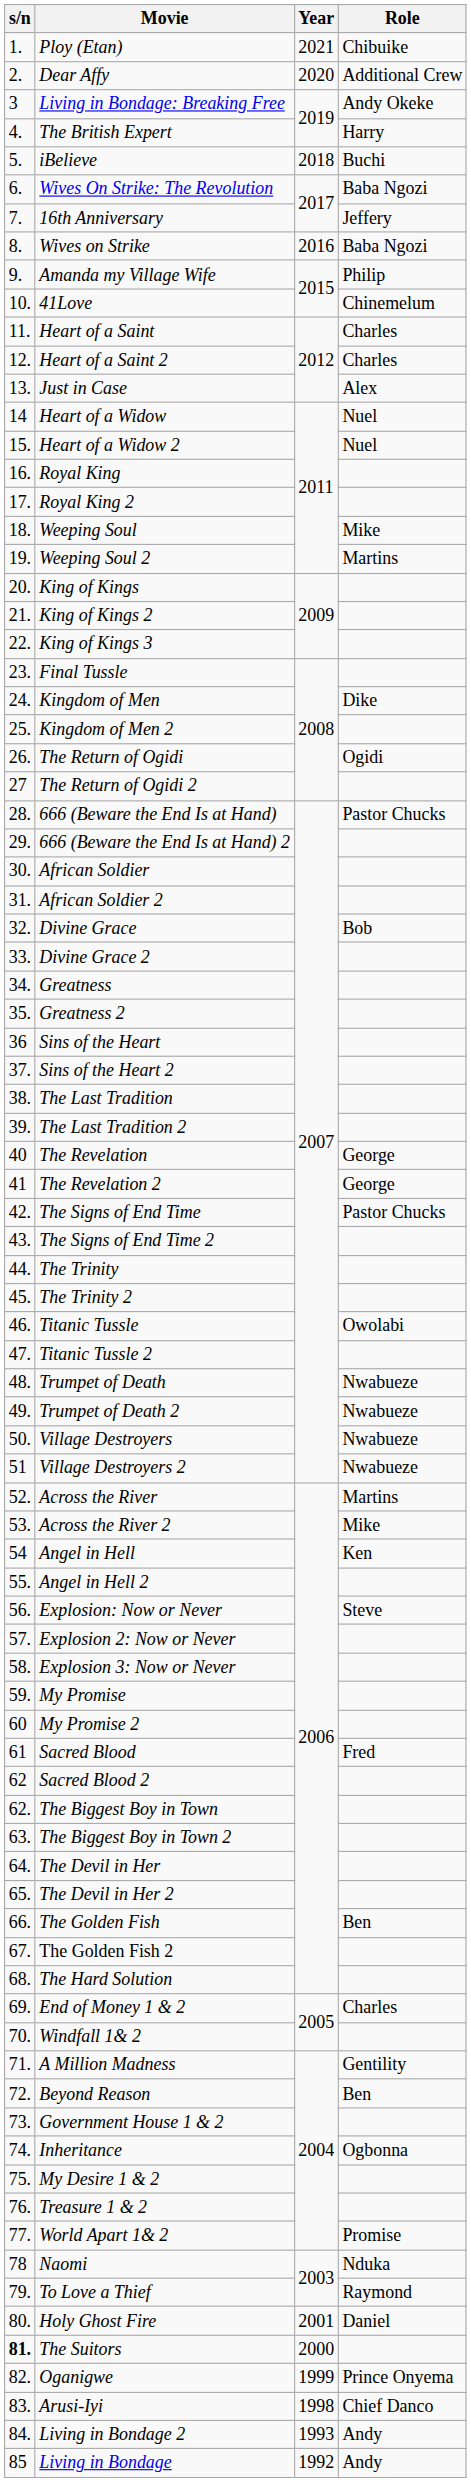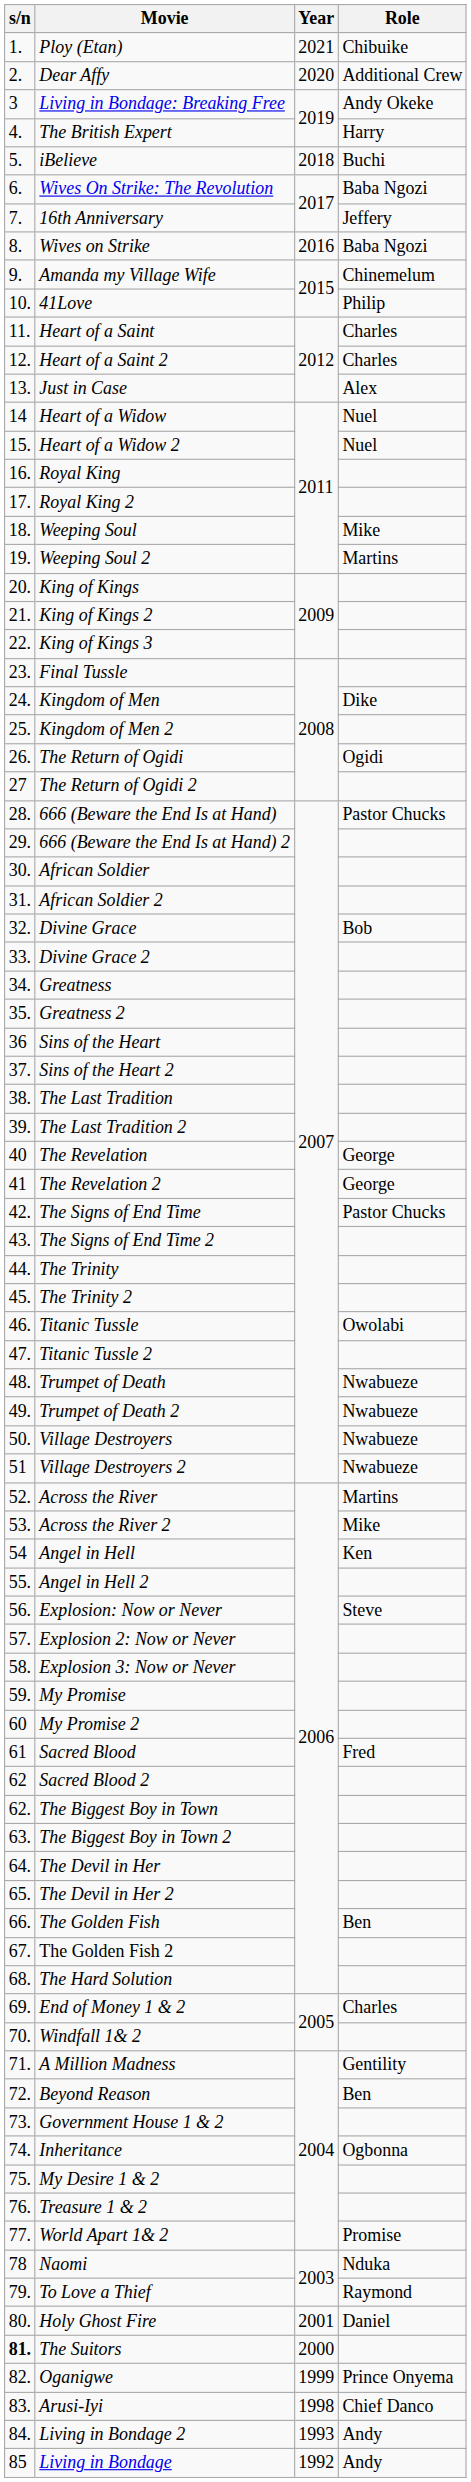(364, 274) Philip -> (389, 274) Chinemelum
(389, 302) Chinemelum -> (364, 302) Philip
